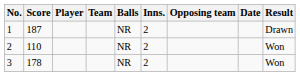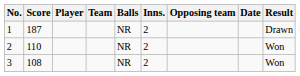(34, 63) 178 -> (34, 63) 108
